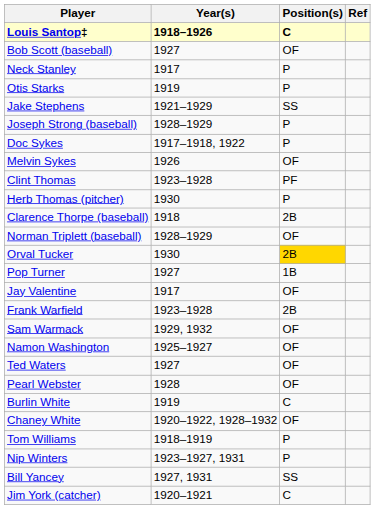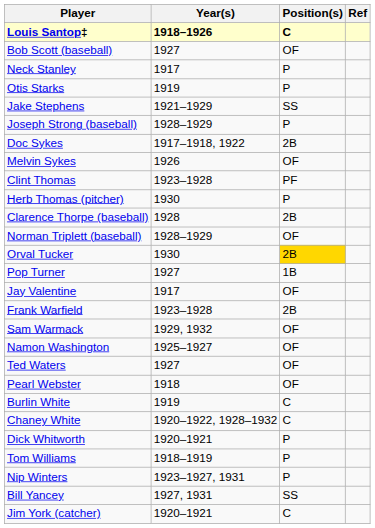(286, 143) P -> (290, 143) 2B
(167, 217) 1918 -> (167, 217) 1928
(167, 384) 1928 -> (167, 384) 1918
(291, 421) OF -> (287, 421) C
+ row: (46, 439)
